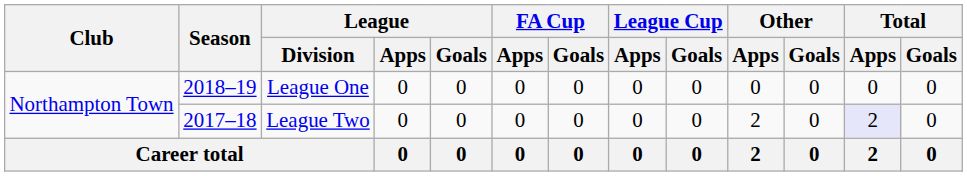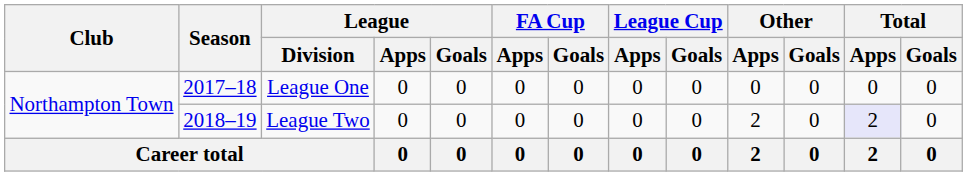(220, 87) 2018–19 -> (220, 87) 2017–18
(220, 120) 2017–18 -> (220, 120) 2018–19
